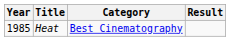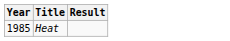- column: (126, 12)
